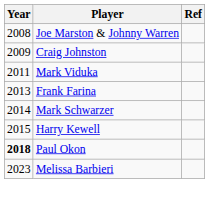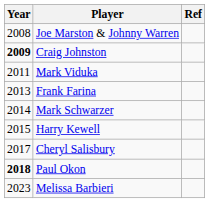(19, 52) normal -> (19, 52) bold
+ row: (75, 149)
